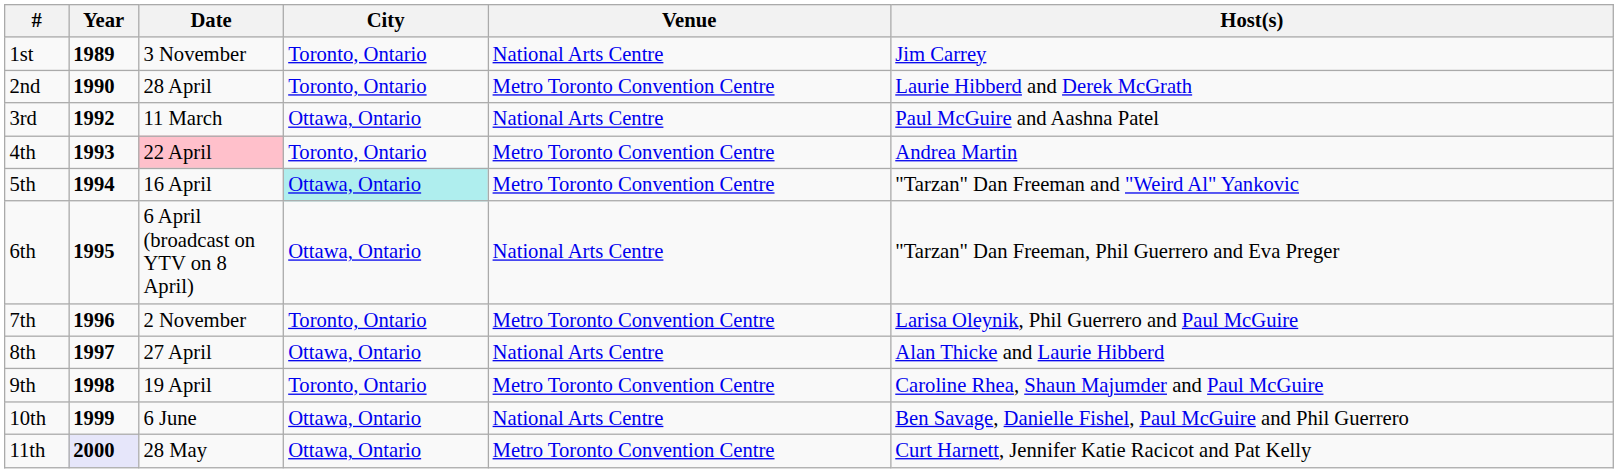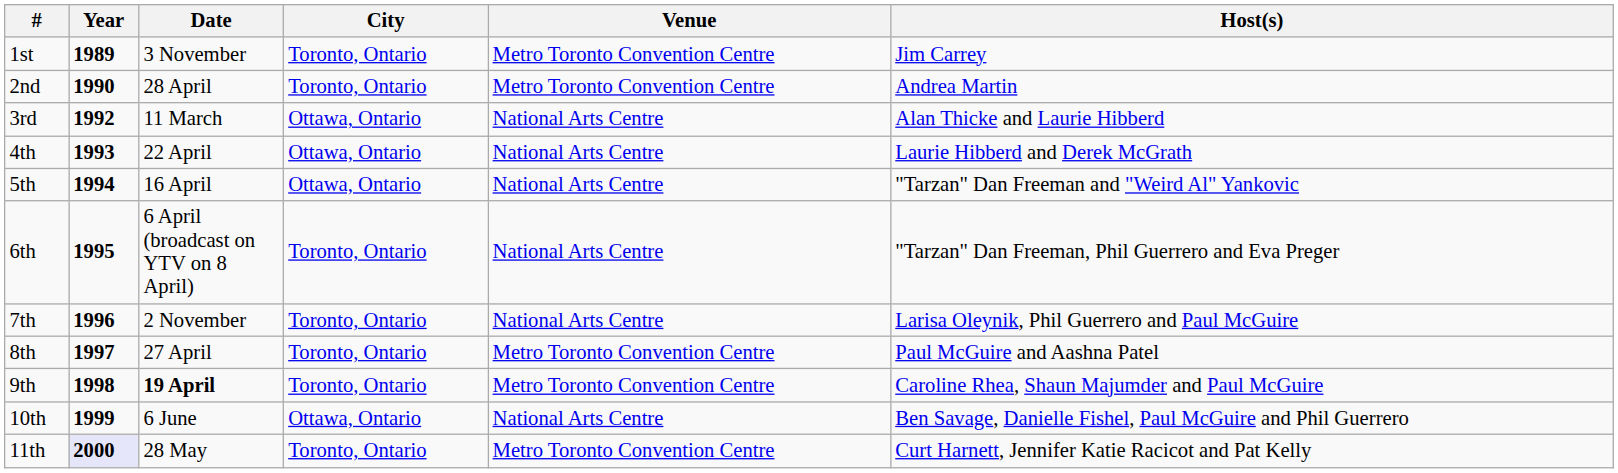(578, 53) National Arts Centre -> (634, 53) Metro Toronto Convention Centre
(1044, 86) Laurie Hibberd and Derek McGrath -> (956, 86) Andrea Martin
(1027, 119) Paul McGuire and Aashna Patel -> (1030, 119) Alan Thicke and Laurie Hibberd
(178, 151) pink background -> (178, 151) no background
(357, 151) Toronto, Ontario -> (355, 151) Ottawa, Ontario
(634, 151) Metro Toronto Convention Centre -> (578, 151) National Arts Centre
(956, 151) Andrea Martin -> (1044, 151) Laurie Hibberd and Derek McGrath
(355, 184) paleturquoise background -> (355, 184) no background
(634, 184) Metro Toronto Convention Centre -> (578, 184) National Arts Centre
(355, 252) Ottawa, Ontario -> (357, 252) Toronto, Ontario
(634, 319) Metro Toronto Convention Centre -> (578, 319) National Arts Centre
(355, 352) Ottawa, Ontario -> (357, 352) Toronto, Ontario
(578, 352) National Arts Centre -> (634, 352) Metro Toronto Convention Centre
(1030, 352) Alan Thicke and Laurie Hibberd -> (1027, 352) Paul McGuire and Aashna Patel
(178, 385) normal -> (179, 385) bold
(355, 450) Ottawa, Ontario -> (357, 450) Toronto, Ontario
